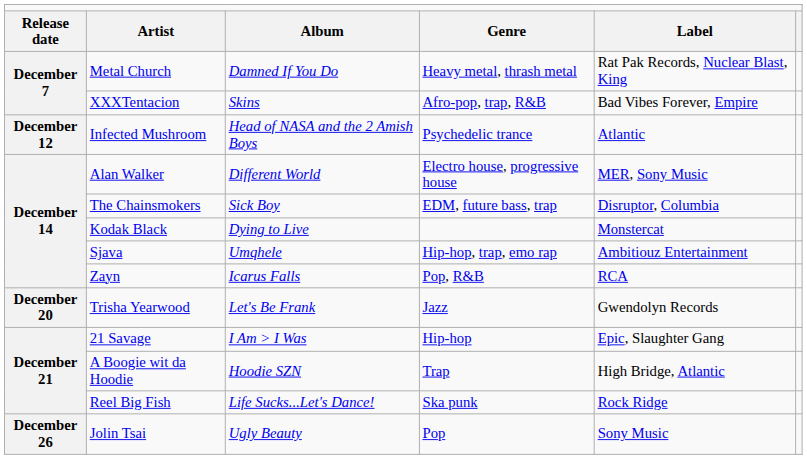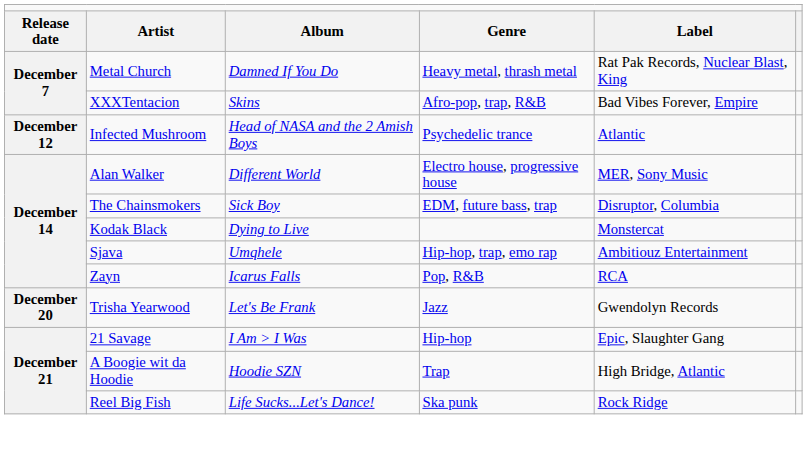- row: (118, 434)
